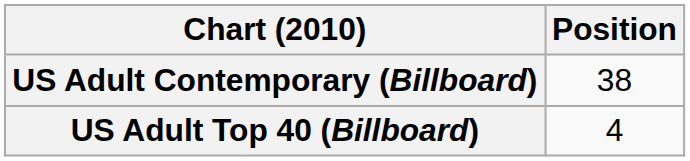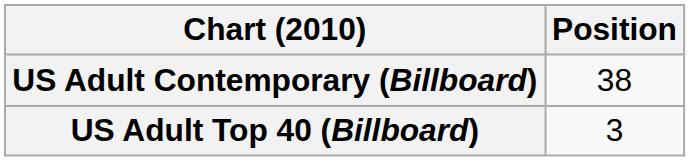(614, 130) 4 -> (614, 130) 3
